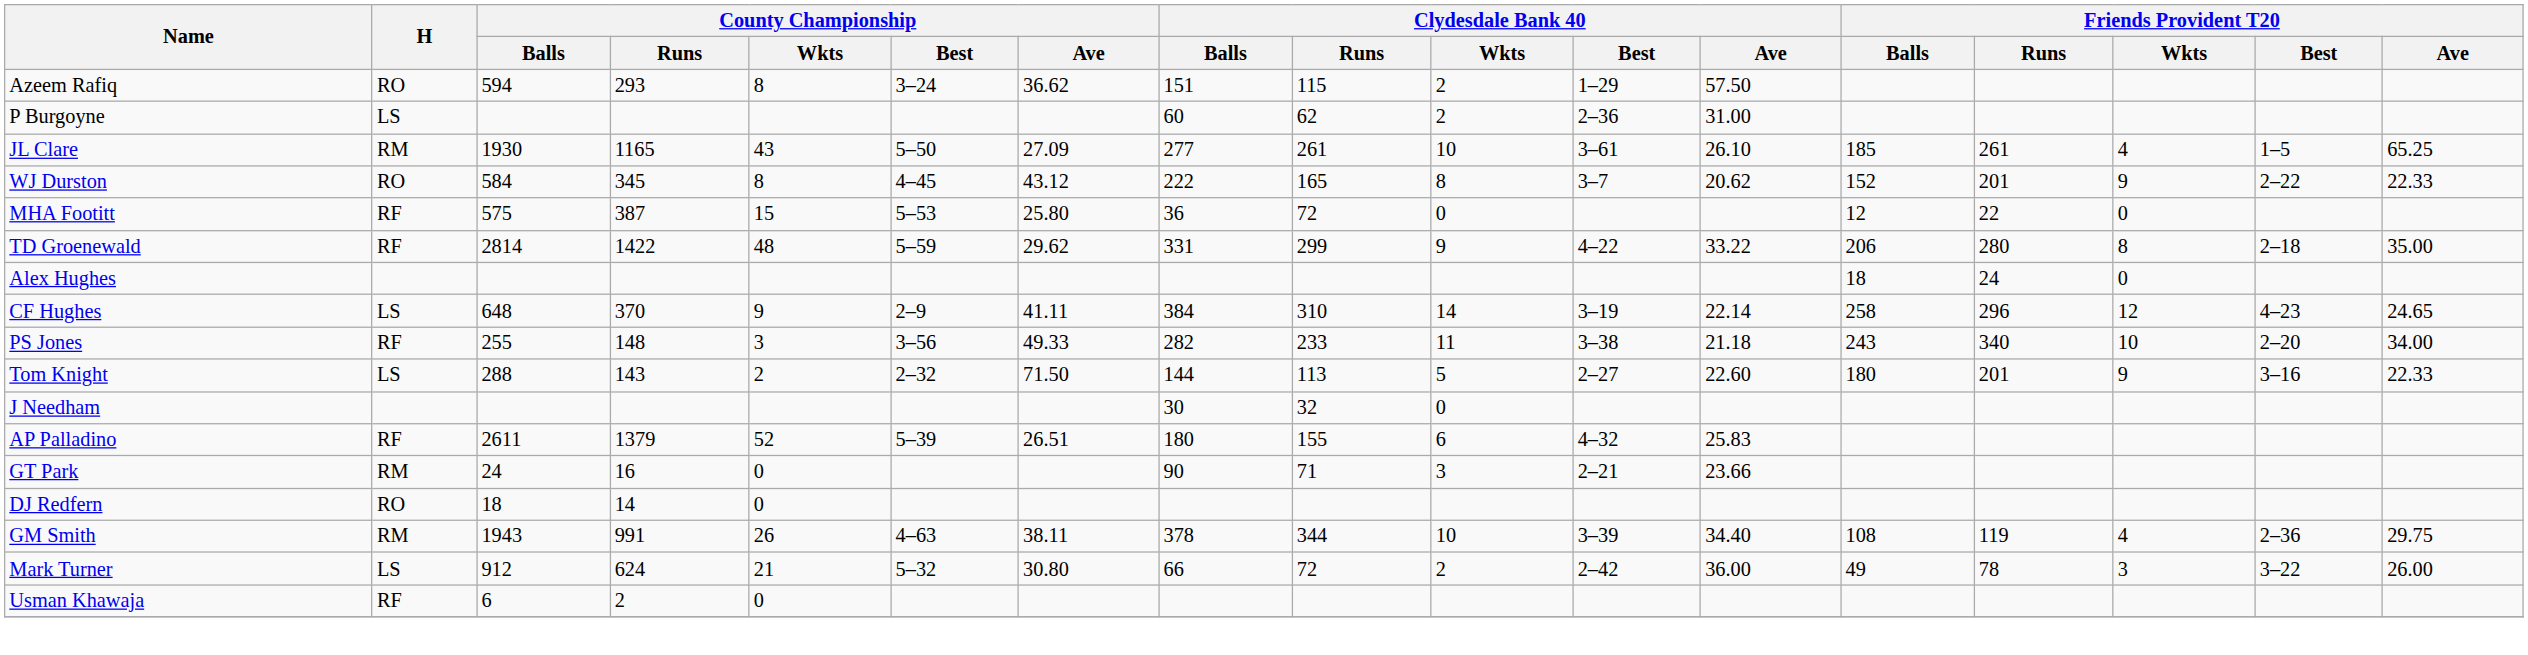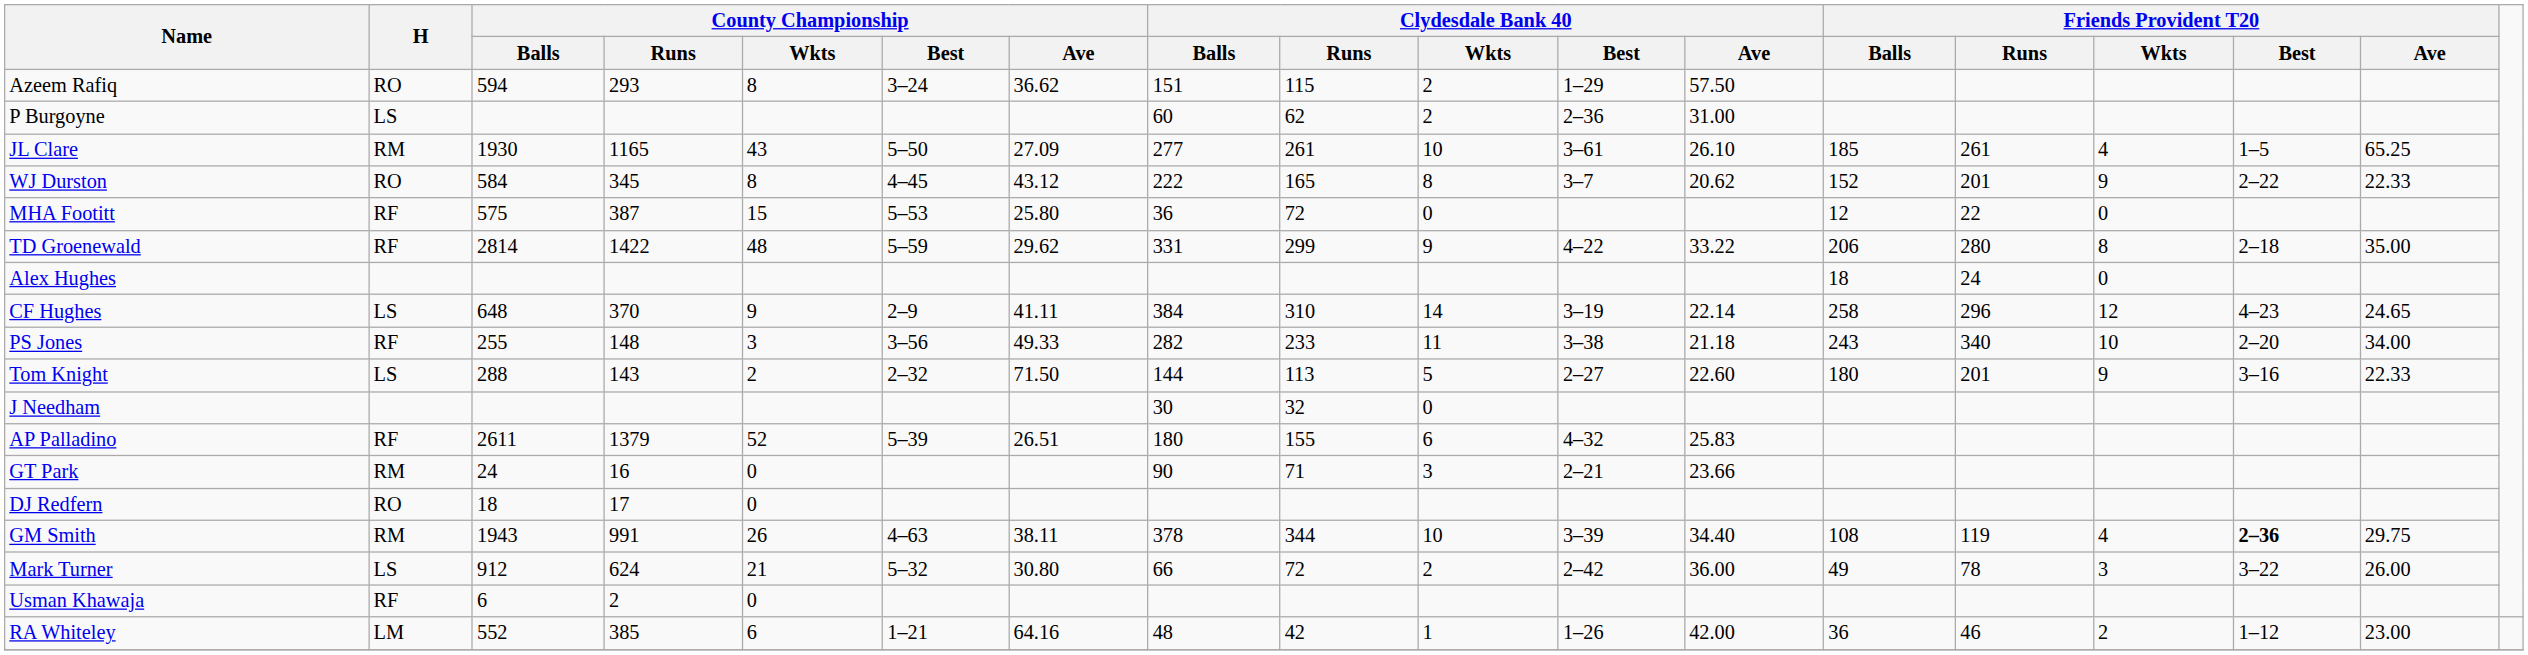(625, 504) 14 -> (619, 504) 17
(2280, 536) normal -> (2259, 536) bold
+ row: (62, 632)
